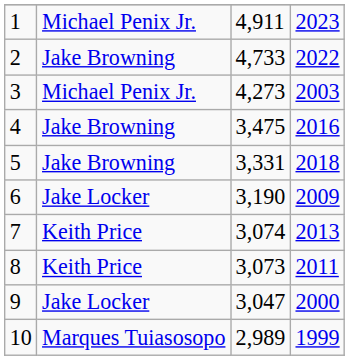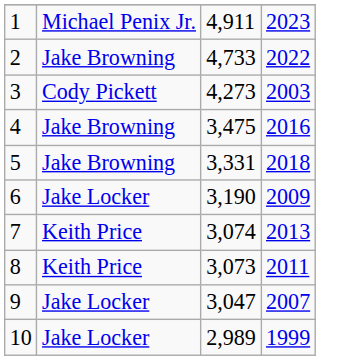(119, 92) Michael Penix Jr. -> (99, 92) Cody Pickett
(318, 302) 2000 -> (288, 302) 2007
(134, 337) Marques Tuiasosopo -> (96, 337) Jake Locker
